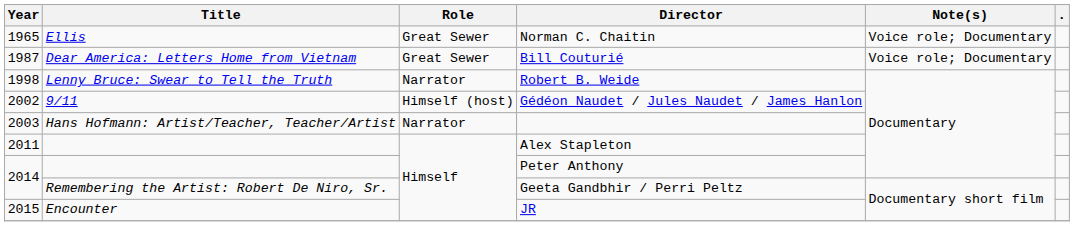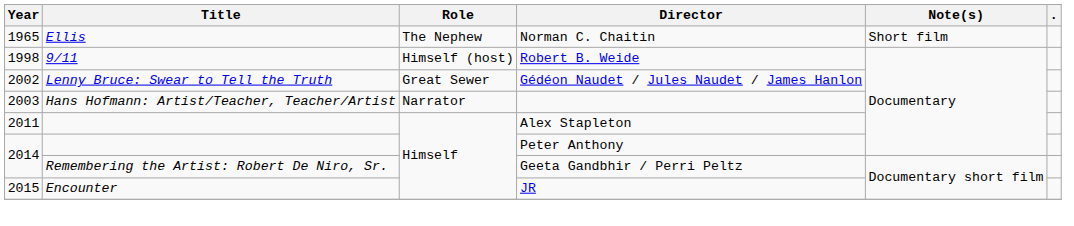(446, 37) Great Sewer -> (442, 37) The Nephew
(960, 37) Voice role; Documentary -> (908, 37) Short film
- row: (24, 59)
(189, 80) Lenny Bruce: Swear to Tell the Truth -> (62, 59) 9/11
(434, 80) Narrator -> (458, 59) Himself (host)
(62, 102) 9/11 -> (189, 80) Lenny Bruce: Swear to Tell the Truth
(458, 102) Himself (host) -> (446, 80) Great Sewer
